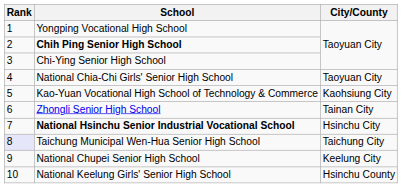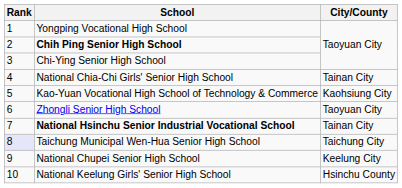(352, 77) Taoyuan City -> (348, 77) Tainan City
(348, 110) Tainan City -> (352, 110) Taoyuan City
(351, 126) Hsinchu City -> (348, 126) Tainan City
